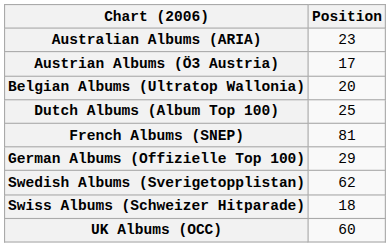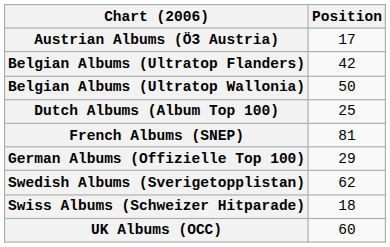- row: (157, 40)
+ row: (157, 64)
(347, 88) 20 -> (347, 88) 50
